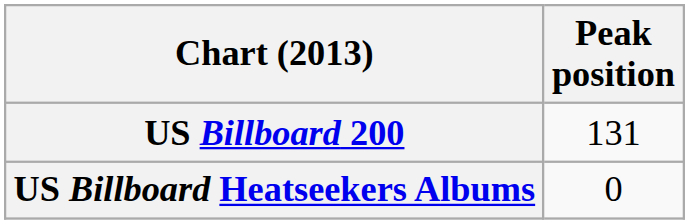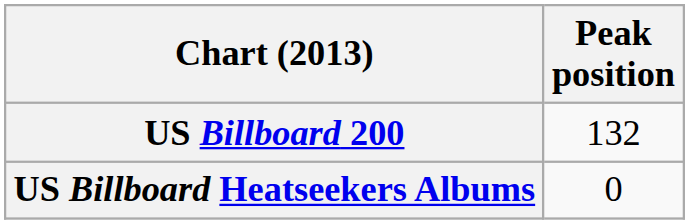(613, 131) 131 -> (613, 131) 132
